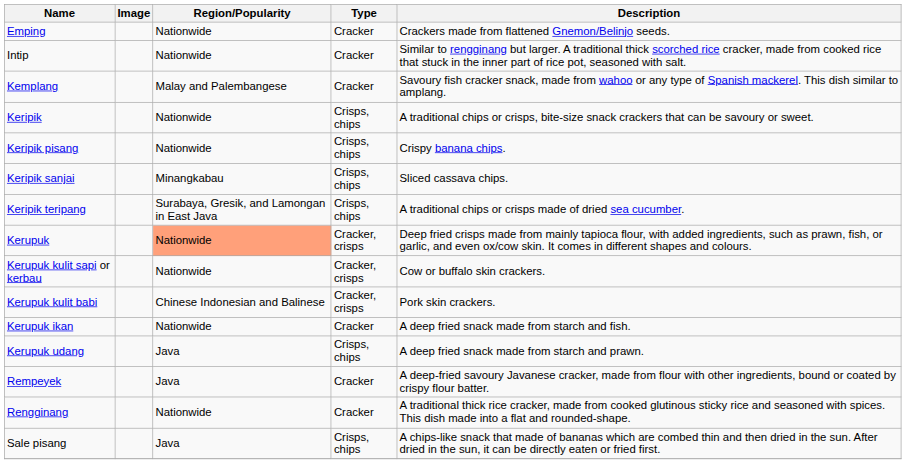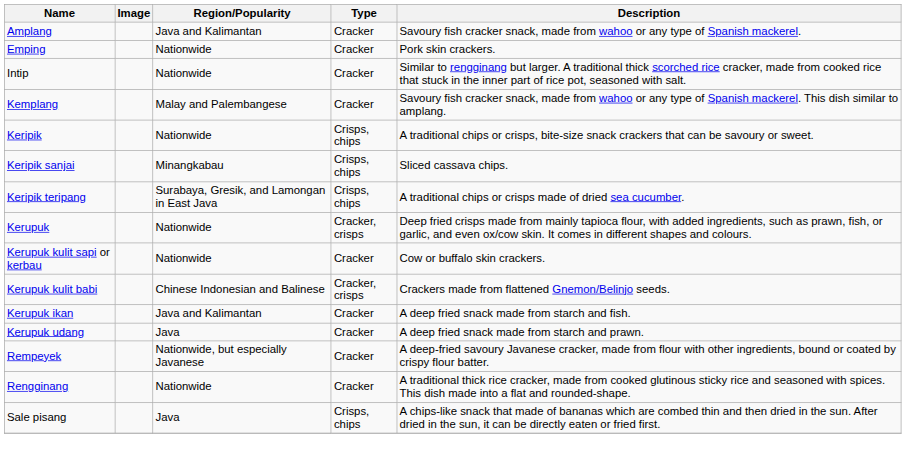+ row: (29, 31)
(535, 31) Crackers made from flattened Gnemon/Belinjo seeds. -> (448, 49) Pork skin crackers.
- row: (43, 148)
(184, 240) lightsalmon background -> (184, 227) no background
(355, 271) Cracker, crisps -> (354, 258) Cracker
(448, 302) Pork skin crackers. -> (535, 289) Crackers made from flattened Gnemon/Belinjo seeds.
(184, 326) Nationwide -> (209, 313) Java and Kalimantan
(352, 351) Crisps, chips -> (354, 331) Cracker
(167, 381) Java -> (221, 356) Nationwide, but especially Javanese
